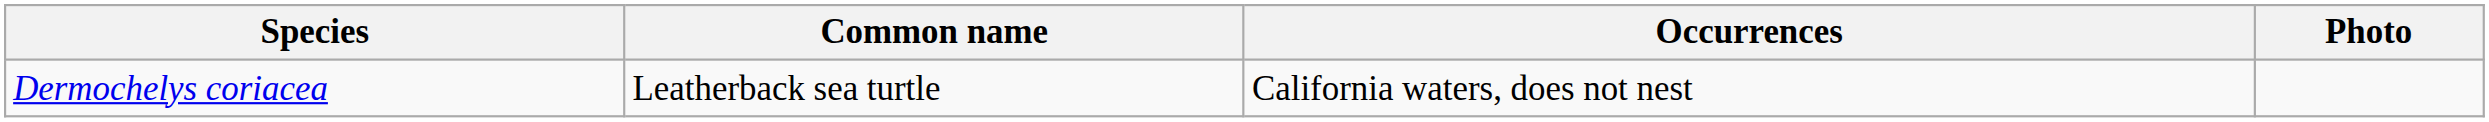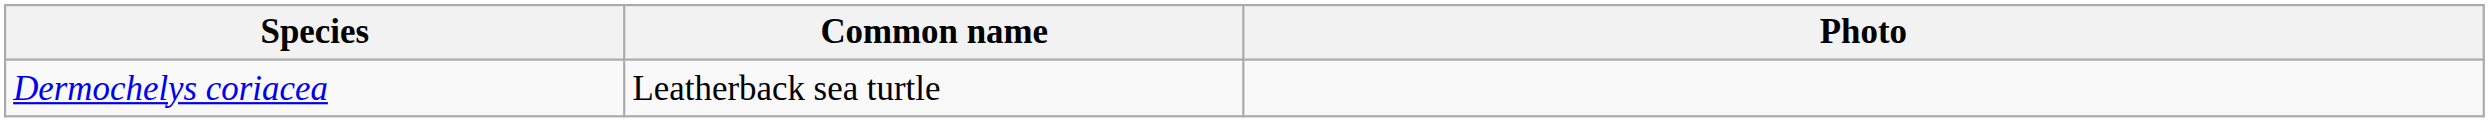- column: (1749, 32)
